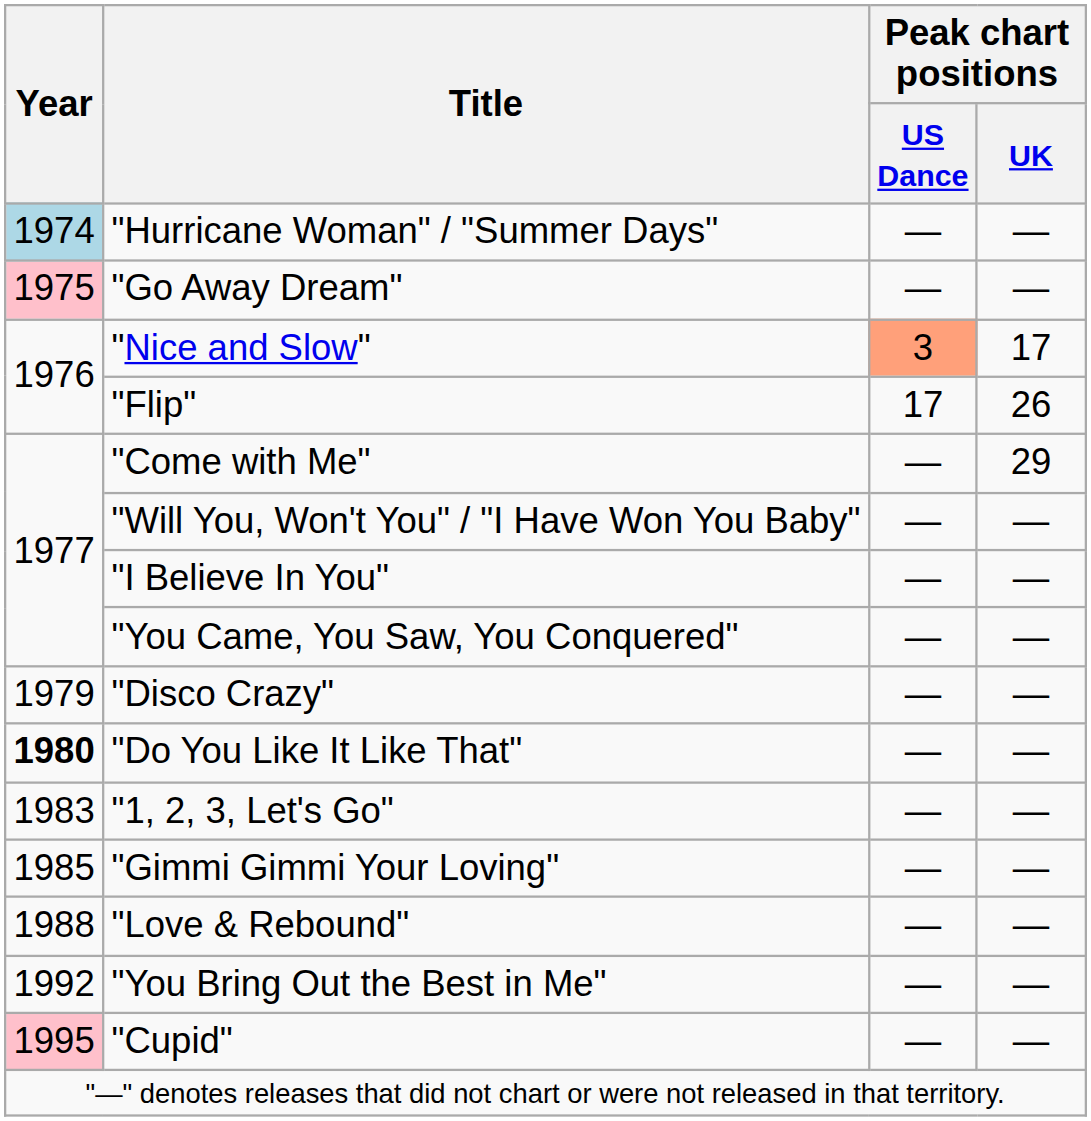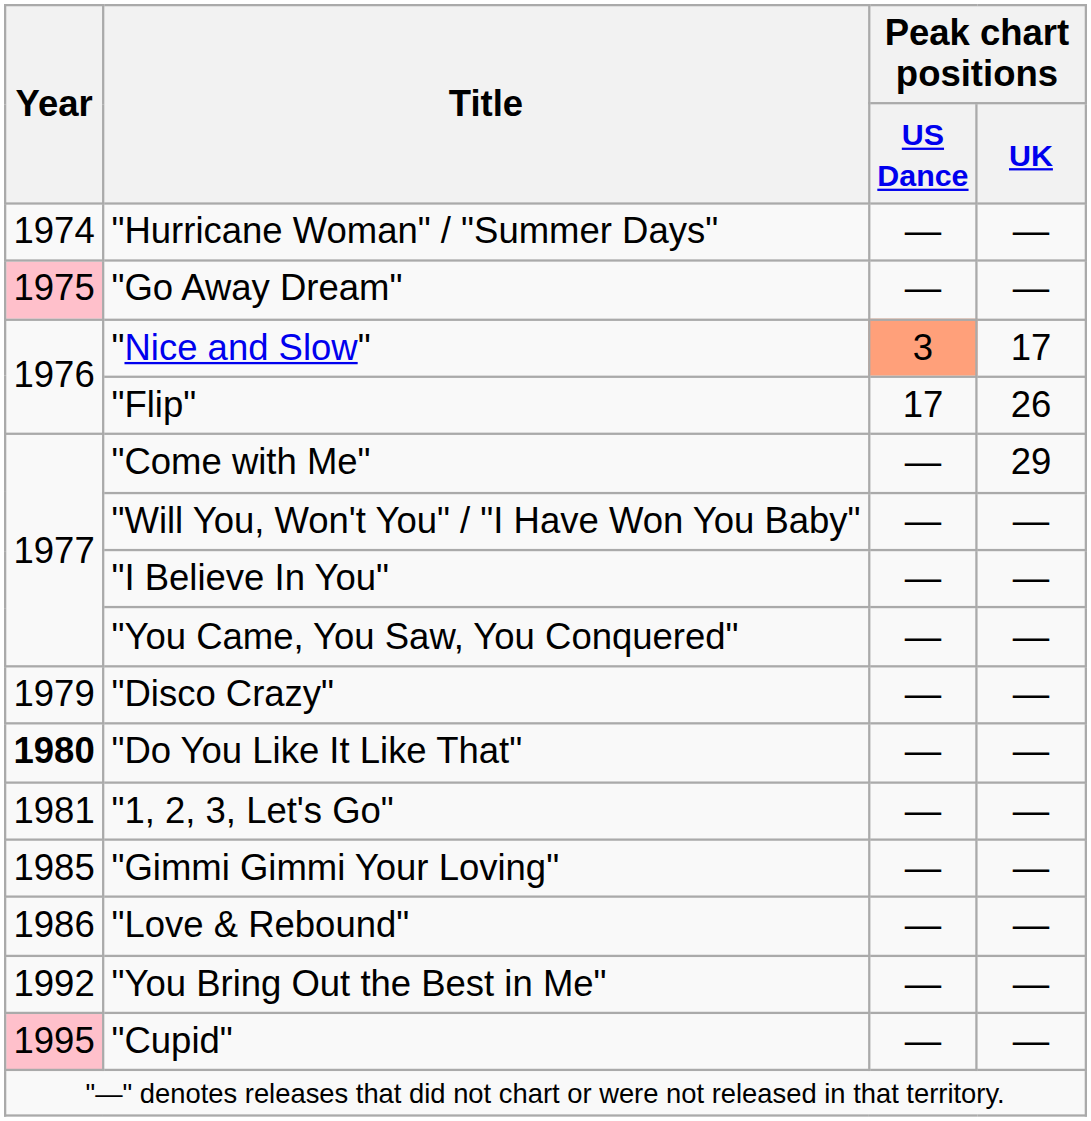(54, 231) lightblue background -> (54, 231) no background
(54, 809) 1983 -> (54, 809) 1981
(54, 925) 1988 -> (54, 925) 1986
